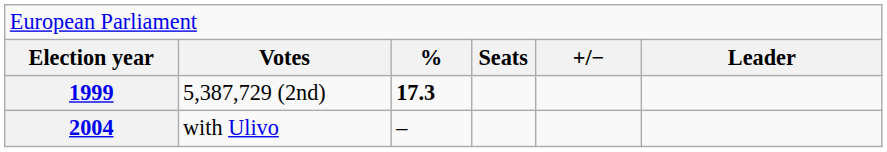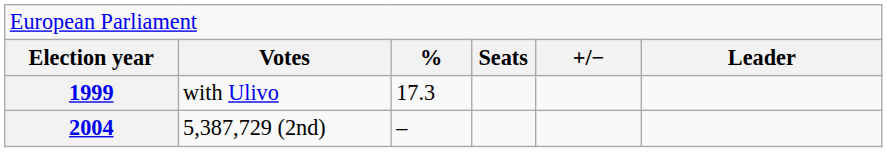(254, 92) 5,387,729 (2nd) -> (231, 92) with Ulivo
(416, 92) bold -> (416, 92) normal
(231, 127) with Ulivo -> (254, 127) 5,387,729 (2nd)
